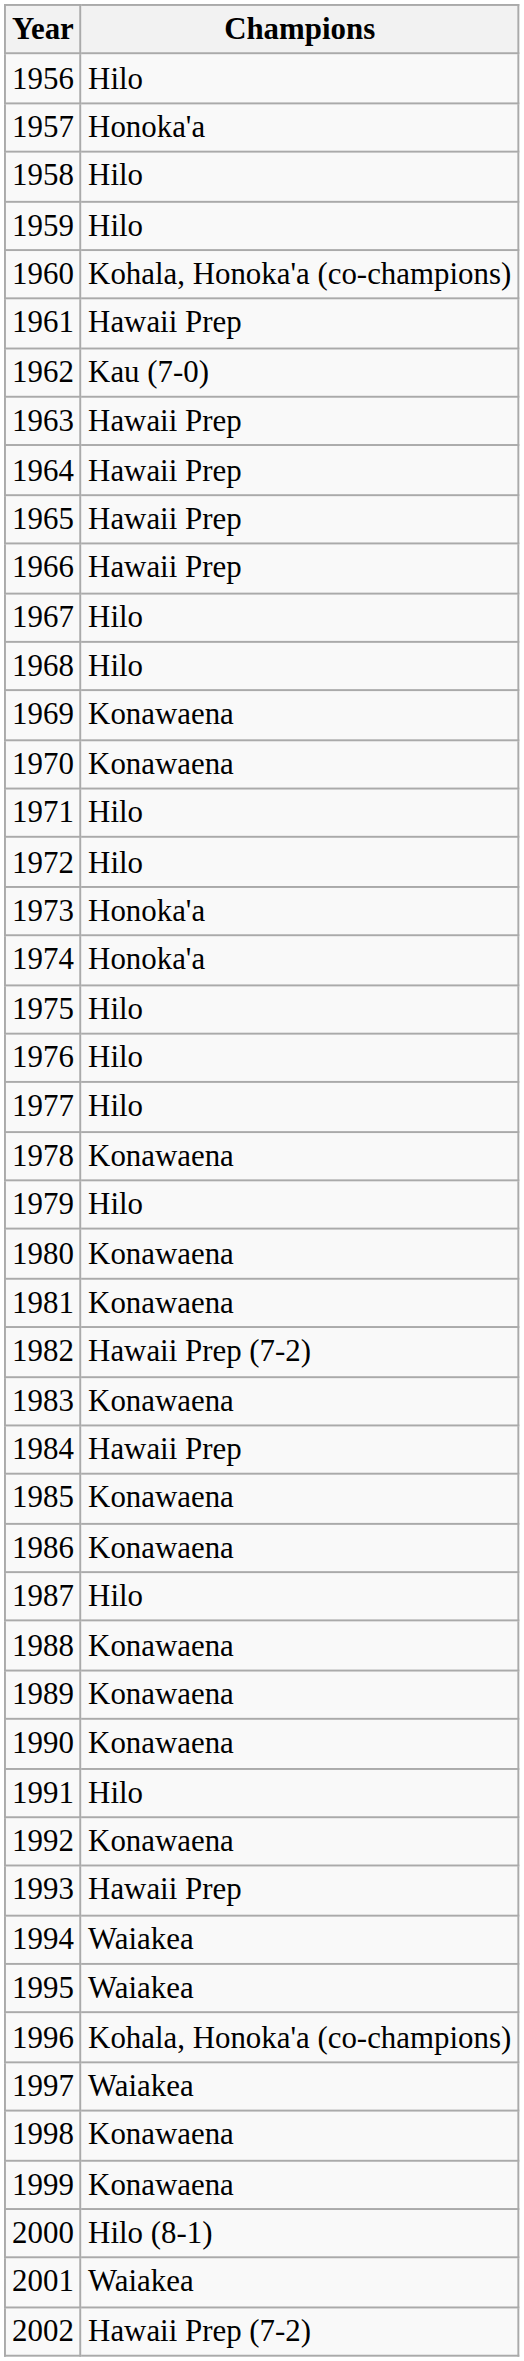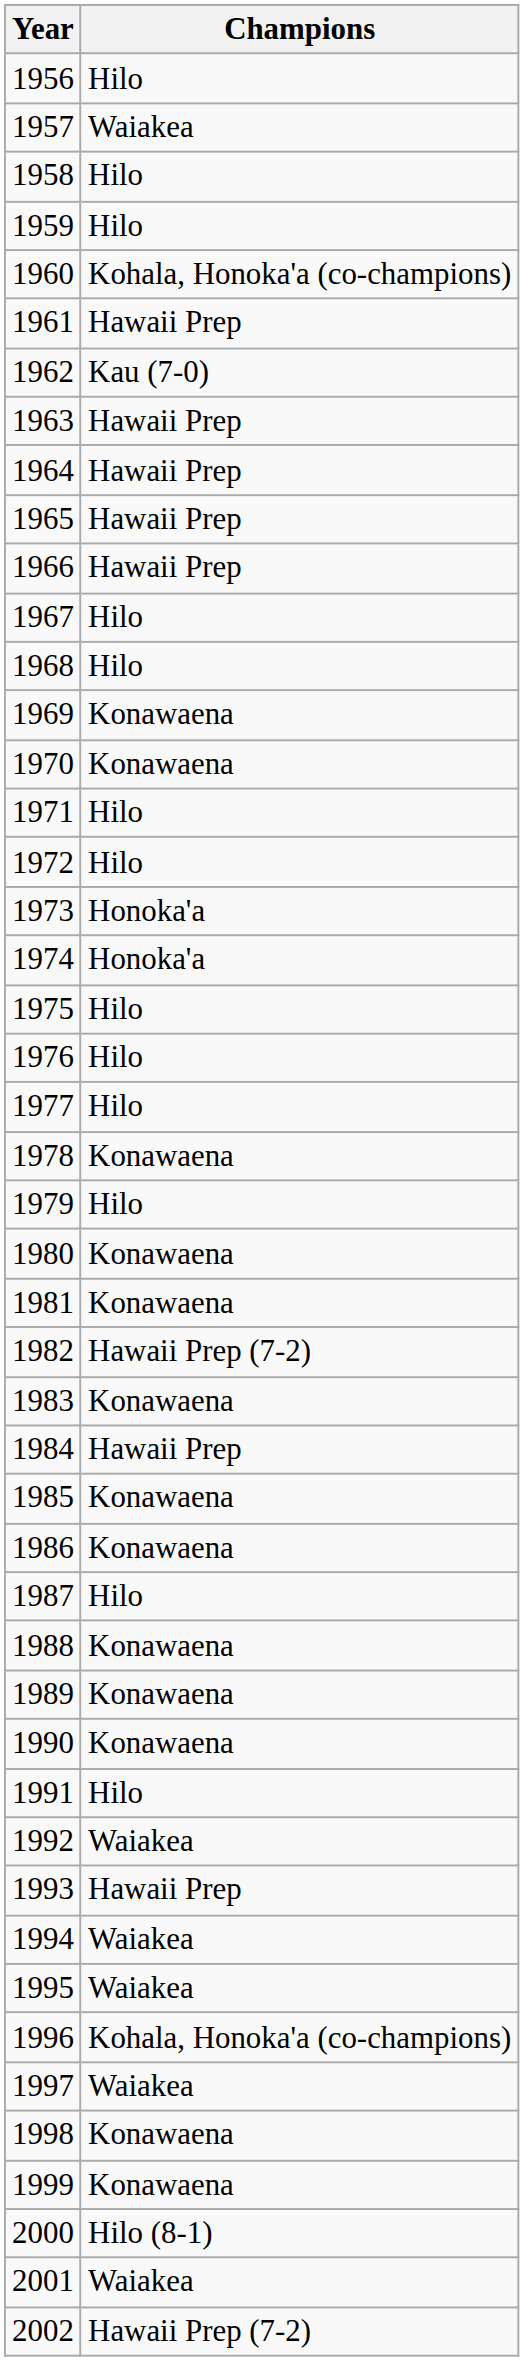(147, 126) Honoka'a -> (141, 126) Waiakea
(161, 1841) Konawaena -> (141, 1841) Waiakea
